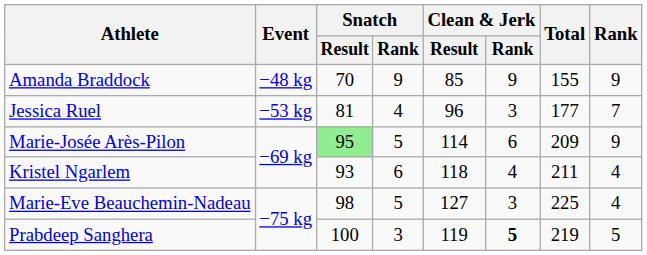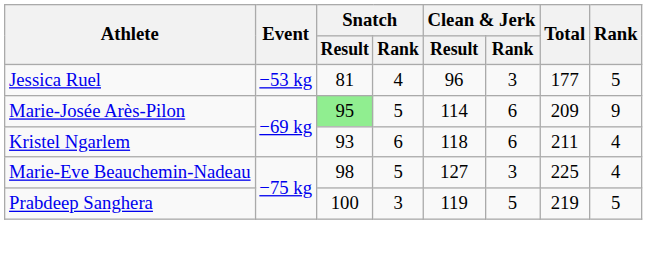- row: (79, 80)
(616, 111) 7 -> (616, 80) 5
(513, 173) 4 -> (513, 142) 6
(513, 234) bold -> (513, 203) normal
